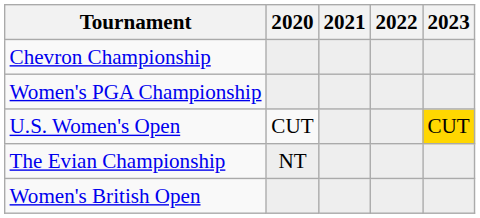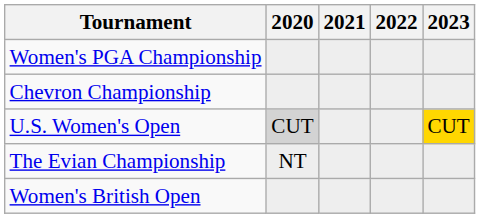rows swapped: (110, 56) <-> (136, 91)
(292, 126) no background -> (292, 126) lightgrey background
